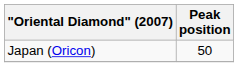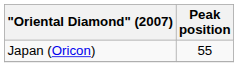(205, 51) 50 -> (205, 51) 55
